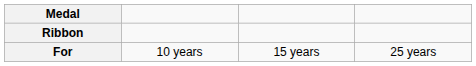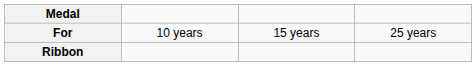rows swapped: (63, 33) <-> (63, 52)
